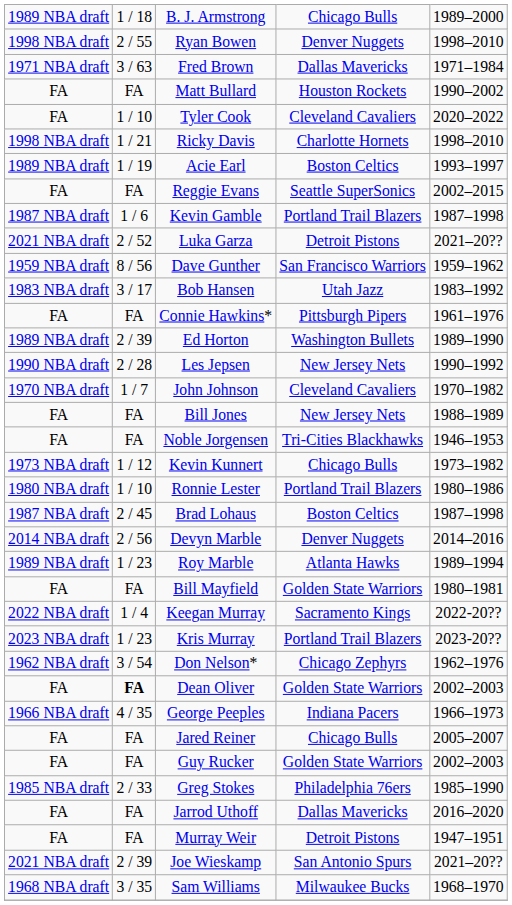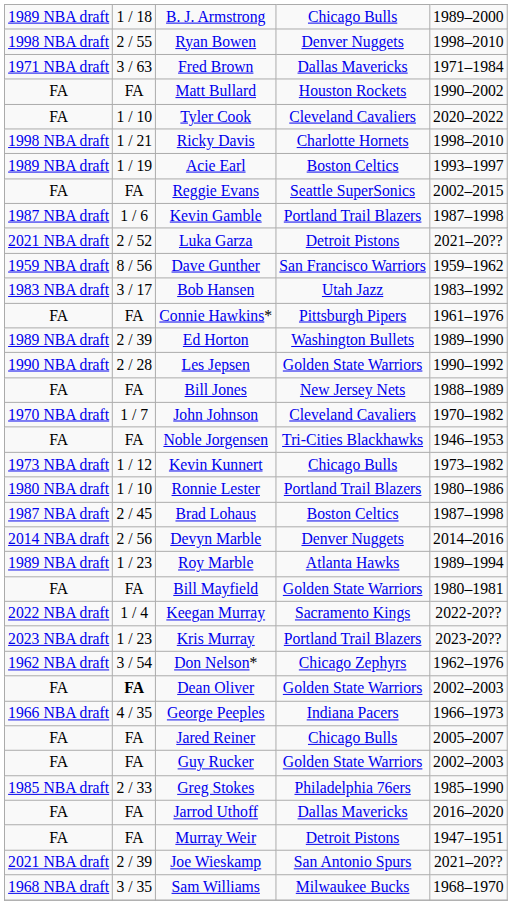(353, 365) New Jersey Nets -> (353, 365) Golden State Warriors
rows swapped: (216, 389) <-> (216, 414)
